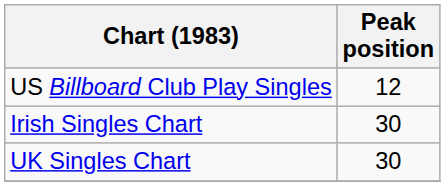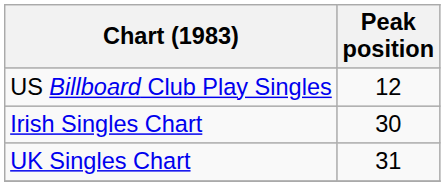(388, 161) 30 -> (388, 161) 31
